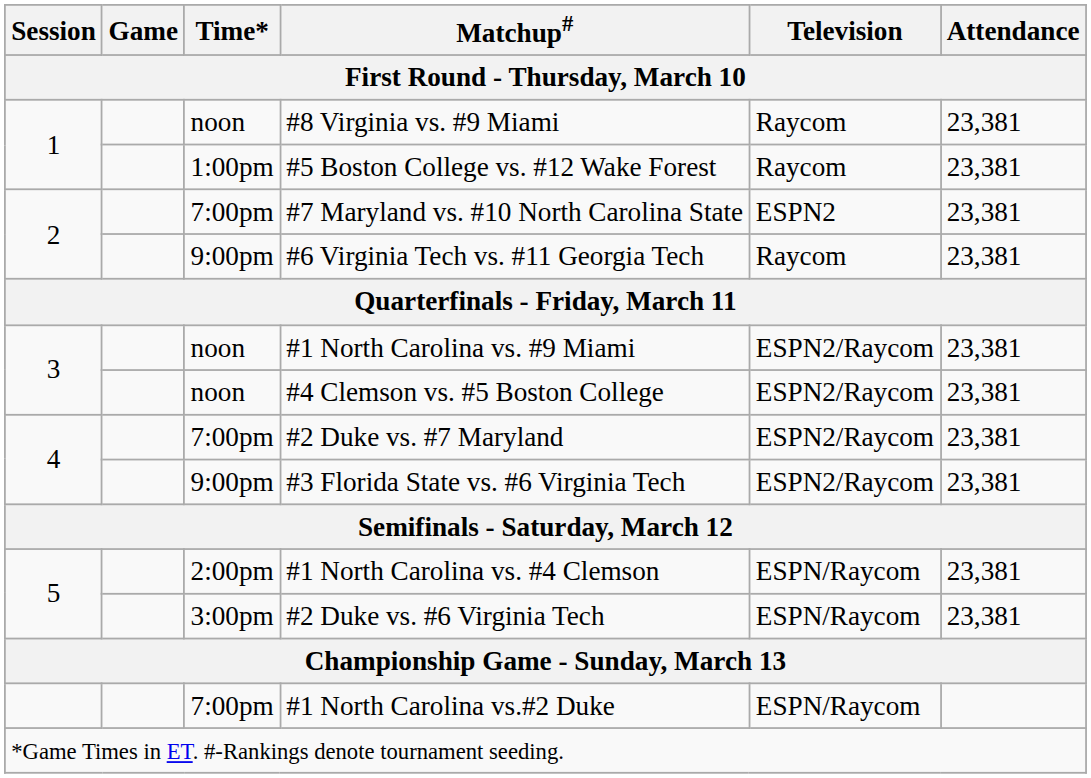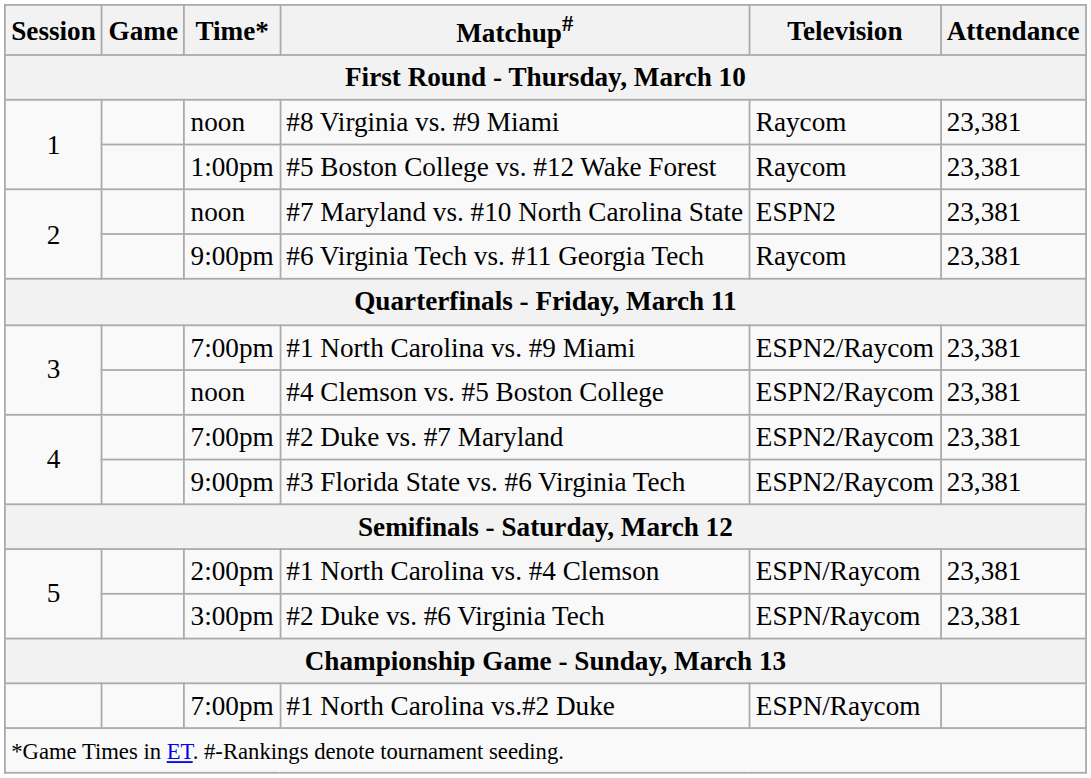(232, 212) 7:00pm -> (218, 212) noon
(218, 346) noon -> (232, 346) 7:00pm
